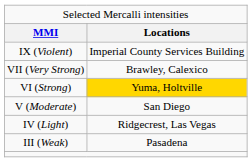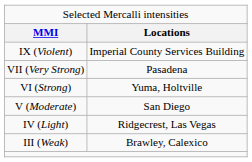(167, 69) Brawley, Calexico -> (167, 69) Pasadena
(167, 87) gold background -> (167, 87) no background
(167, 142) Pasadena -> (167, 142) Brawley, Calexico
